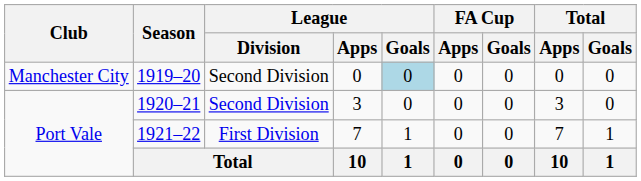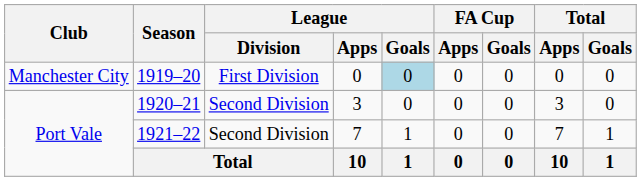(269, 76) Second Division -> (269, 76) First Division
(269, 133) First Division -> (269, 133) Second Division
